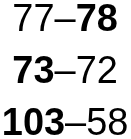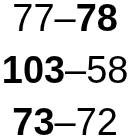rows swapped: (65, 70) <-> (65, 122)
